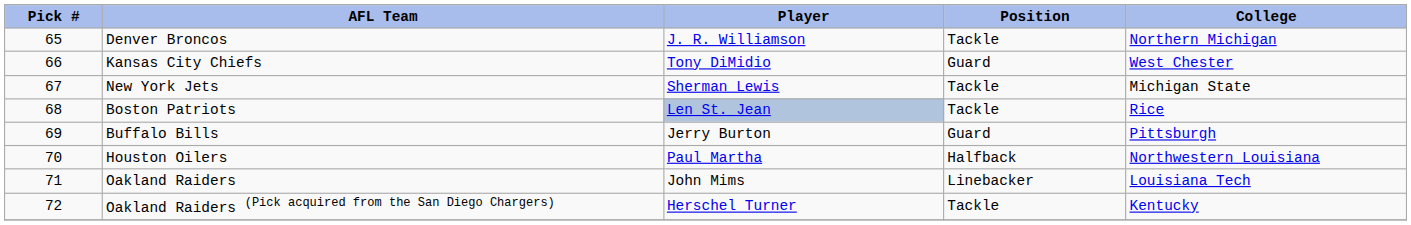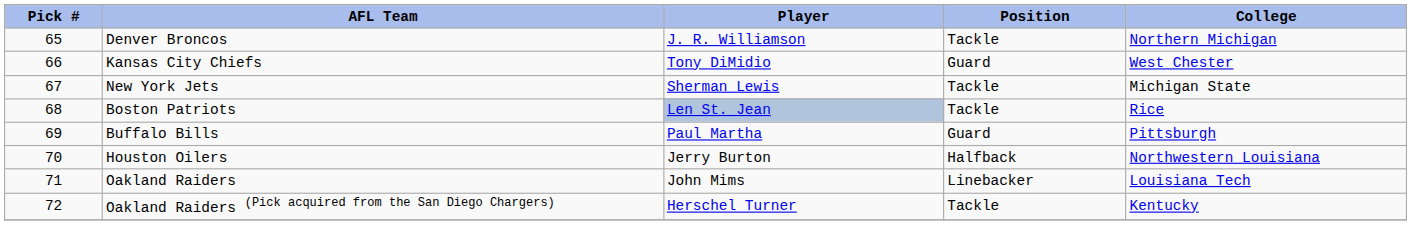(719, 134) Jerry Burton -> (715, 134) Paul Martha
(715, 157) Paul Martha -> (719, 157) Jerry Burton
